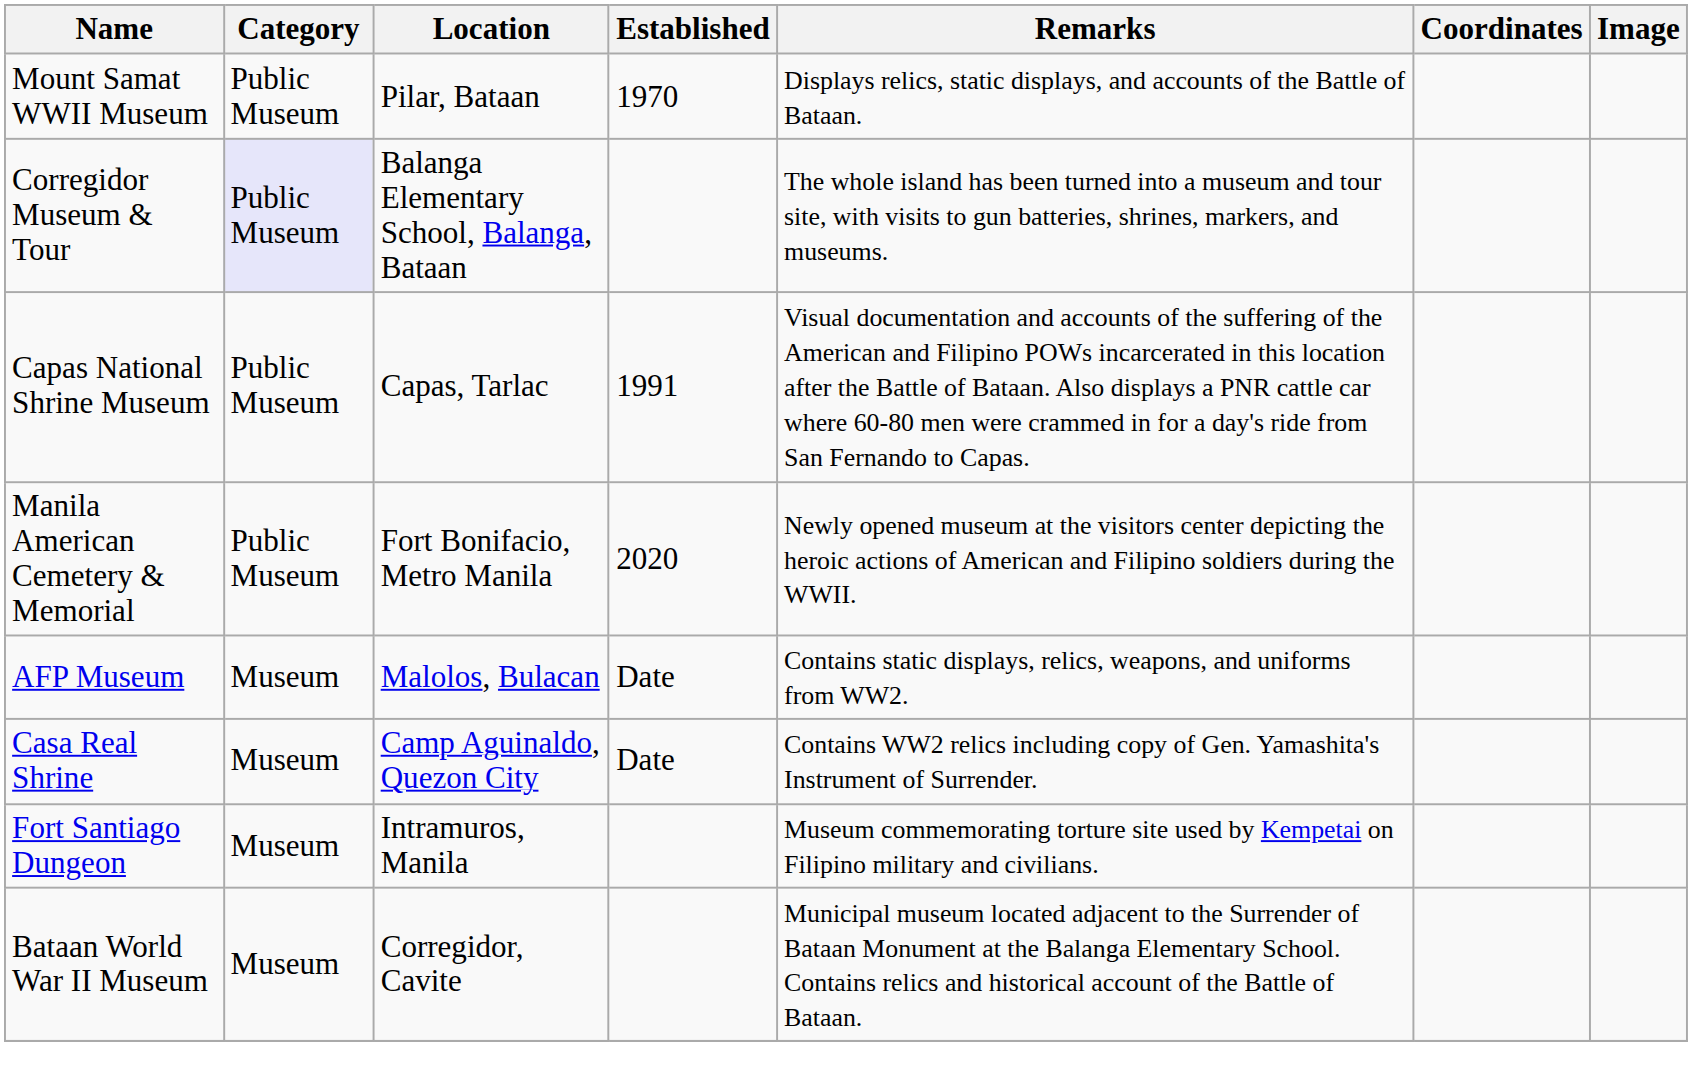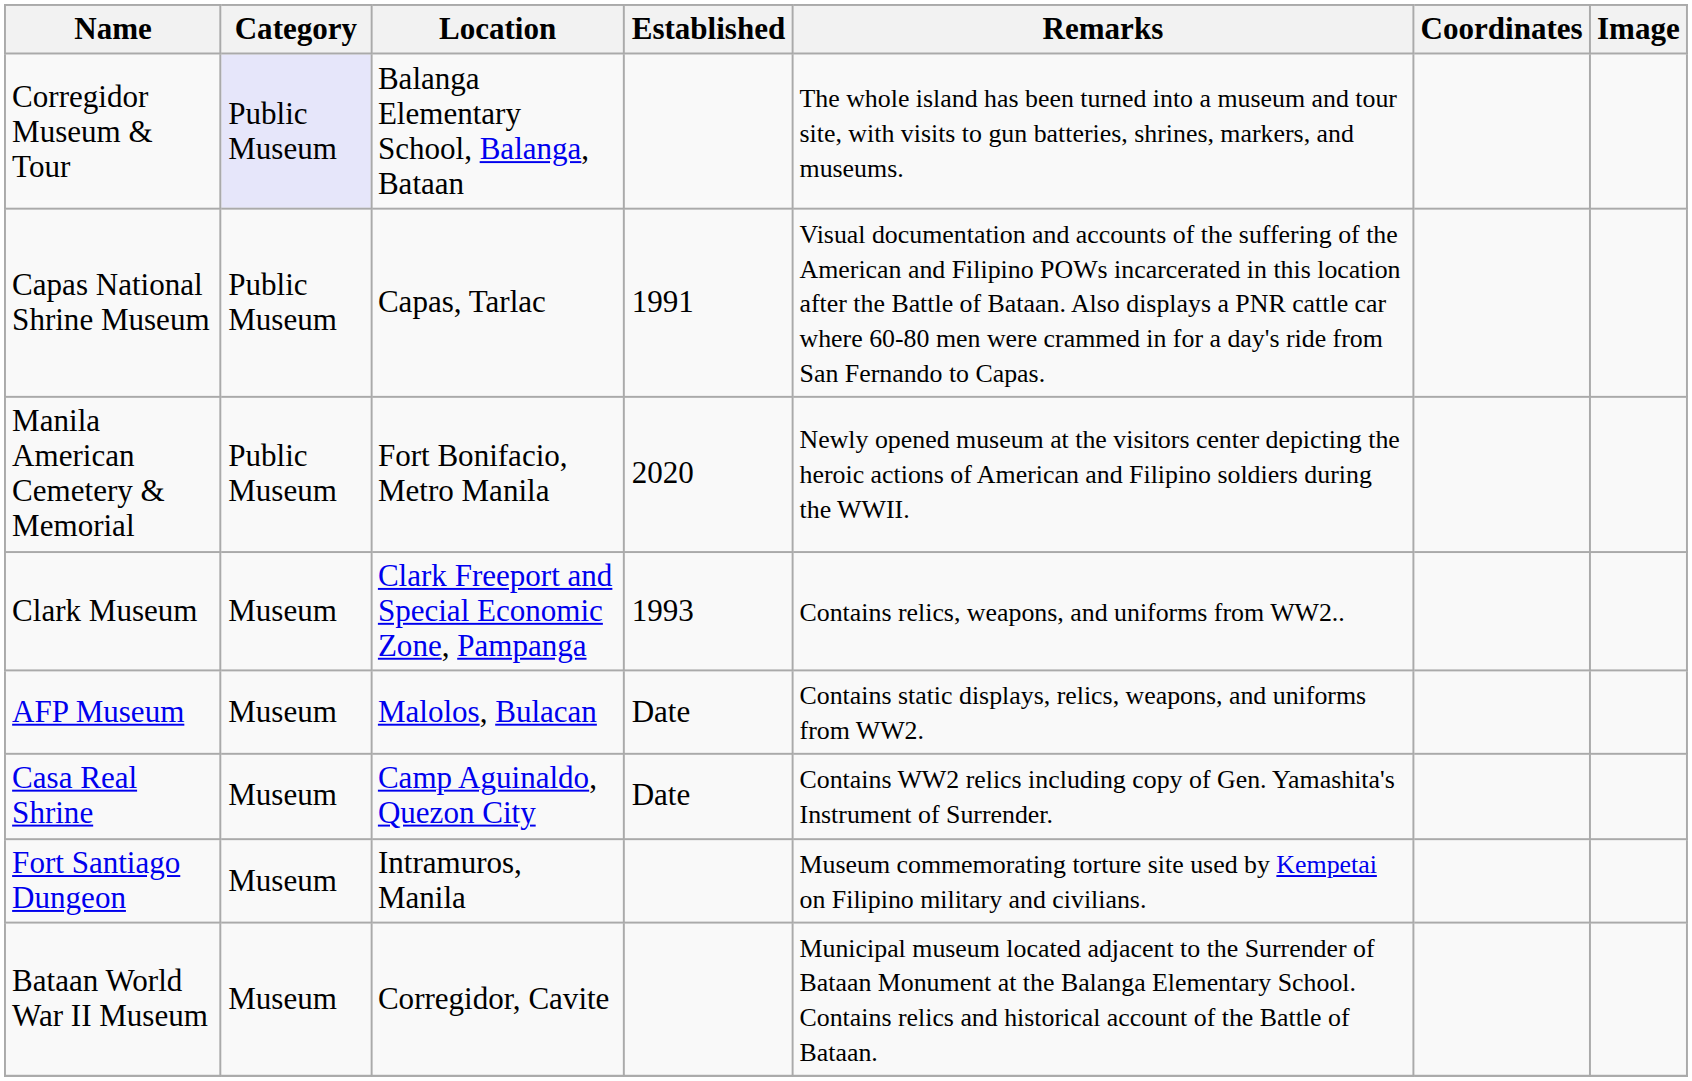- row: (110, 95)
+ row: (105, 610)
